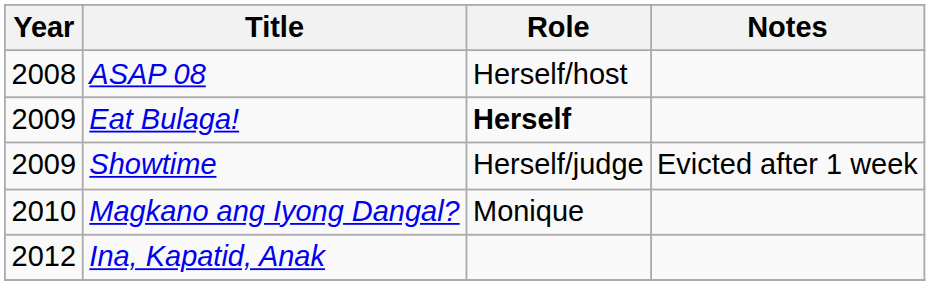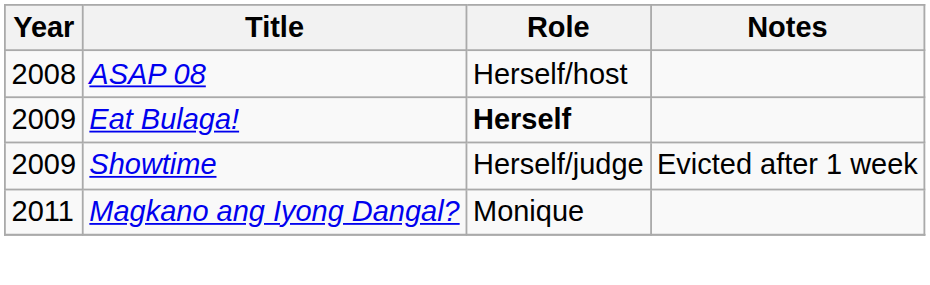(44, 211) 2010 -> (43, 211) 2011
- row: (207, 257)
